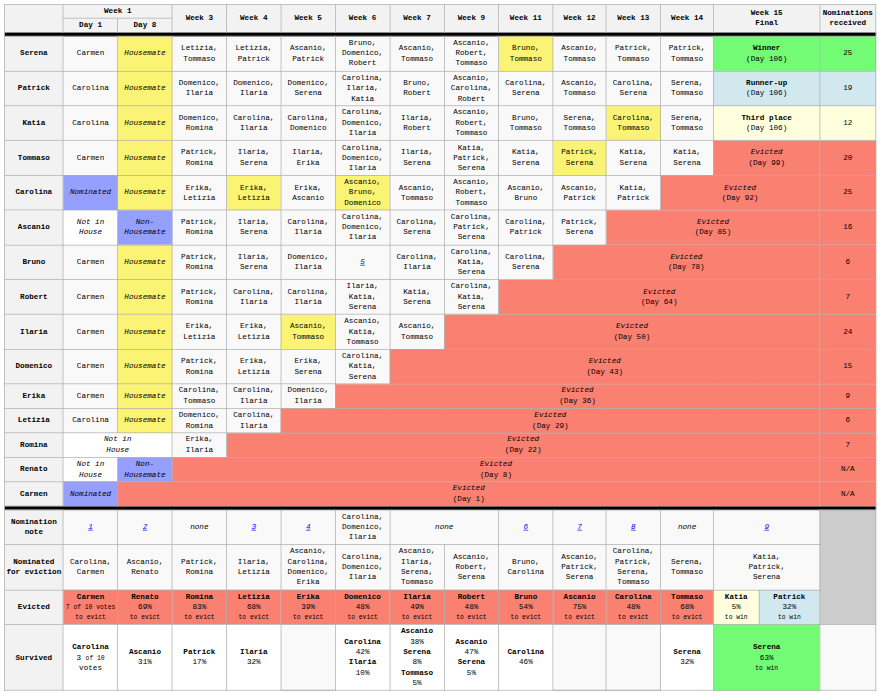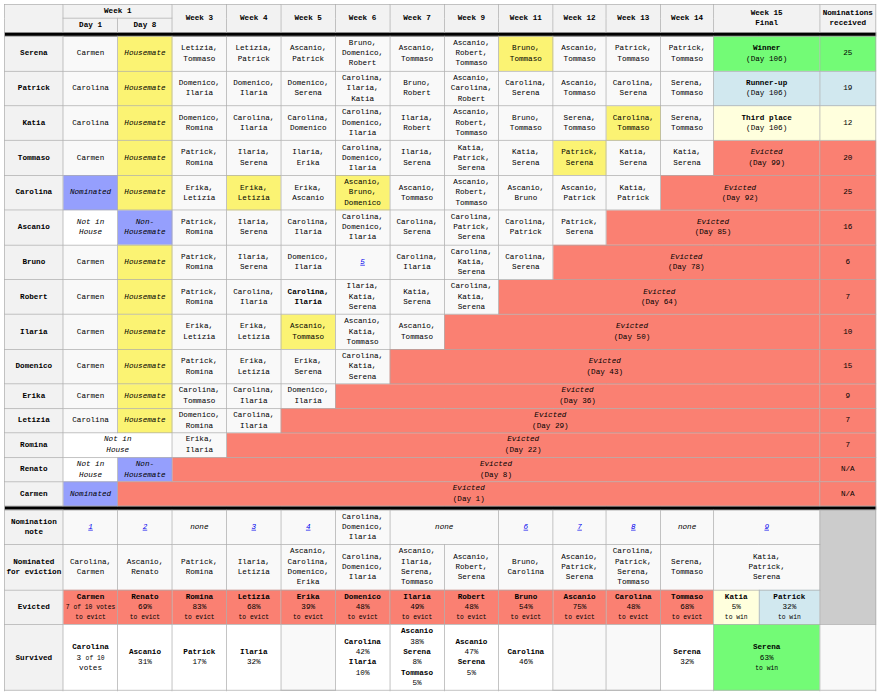(308, 297) normal -> (308, 297) bold
(848, 332) 24 -> (848, 332) 10
(848, 420) 6 -> (848, 420) 7
